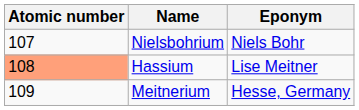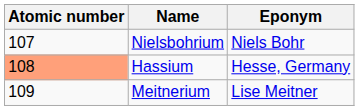(275, 67) Lise Meitner -> (291, 67) Hesse, Germany
(291, 92) Hesse, Germany -> (275, 92) Lise Meitner
